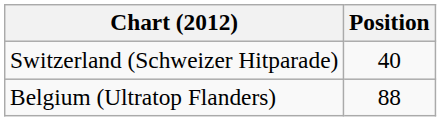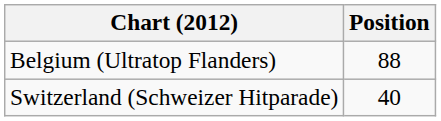rows swapped: (143, 97) <-> (174, 60)
